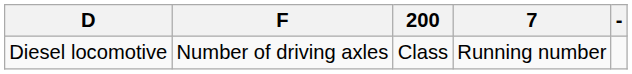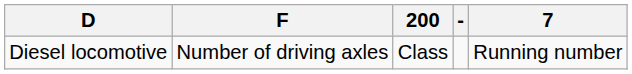columns swapped: (619, 20) <-> (532, 20)
